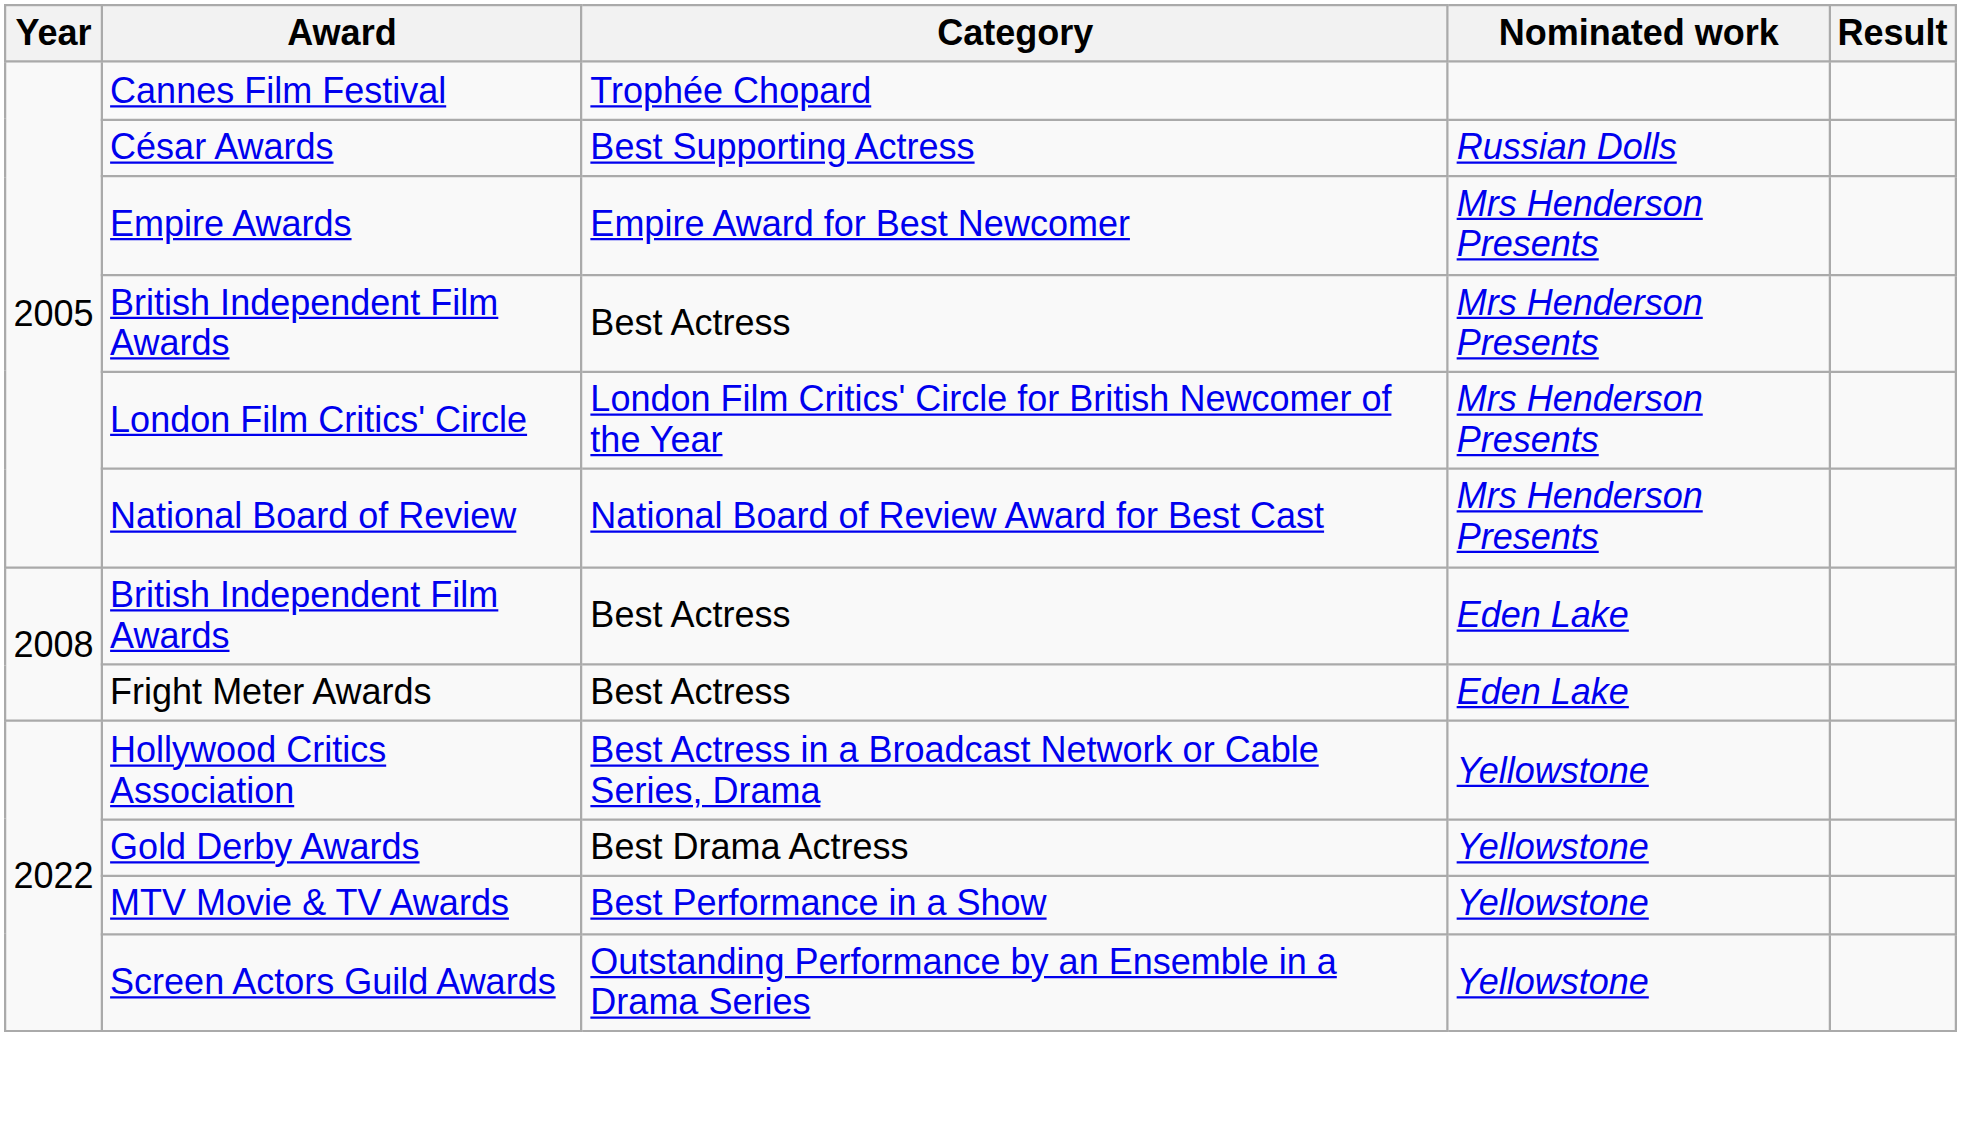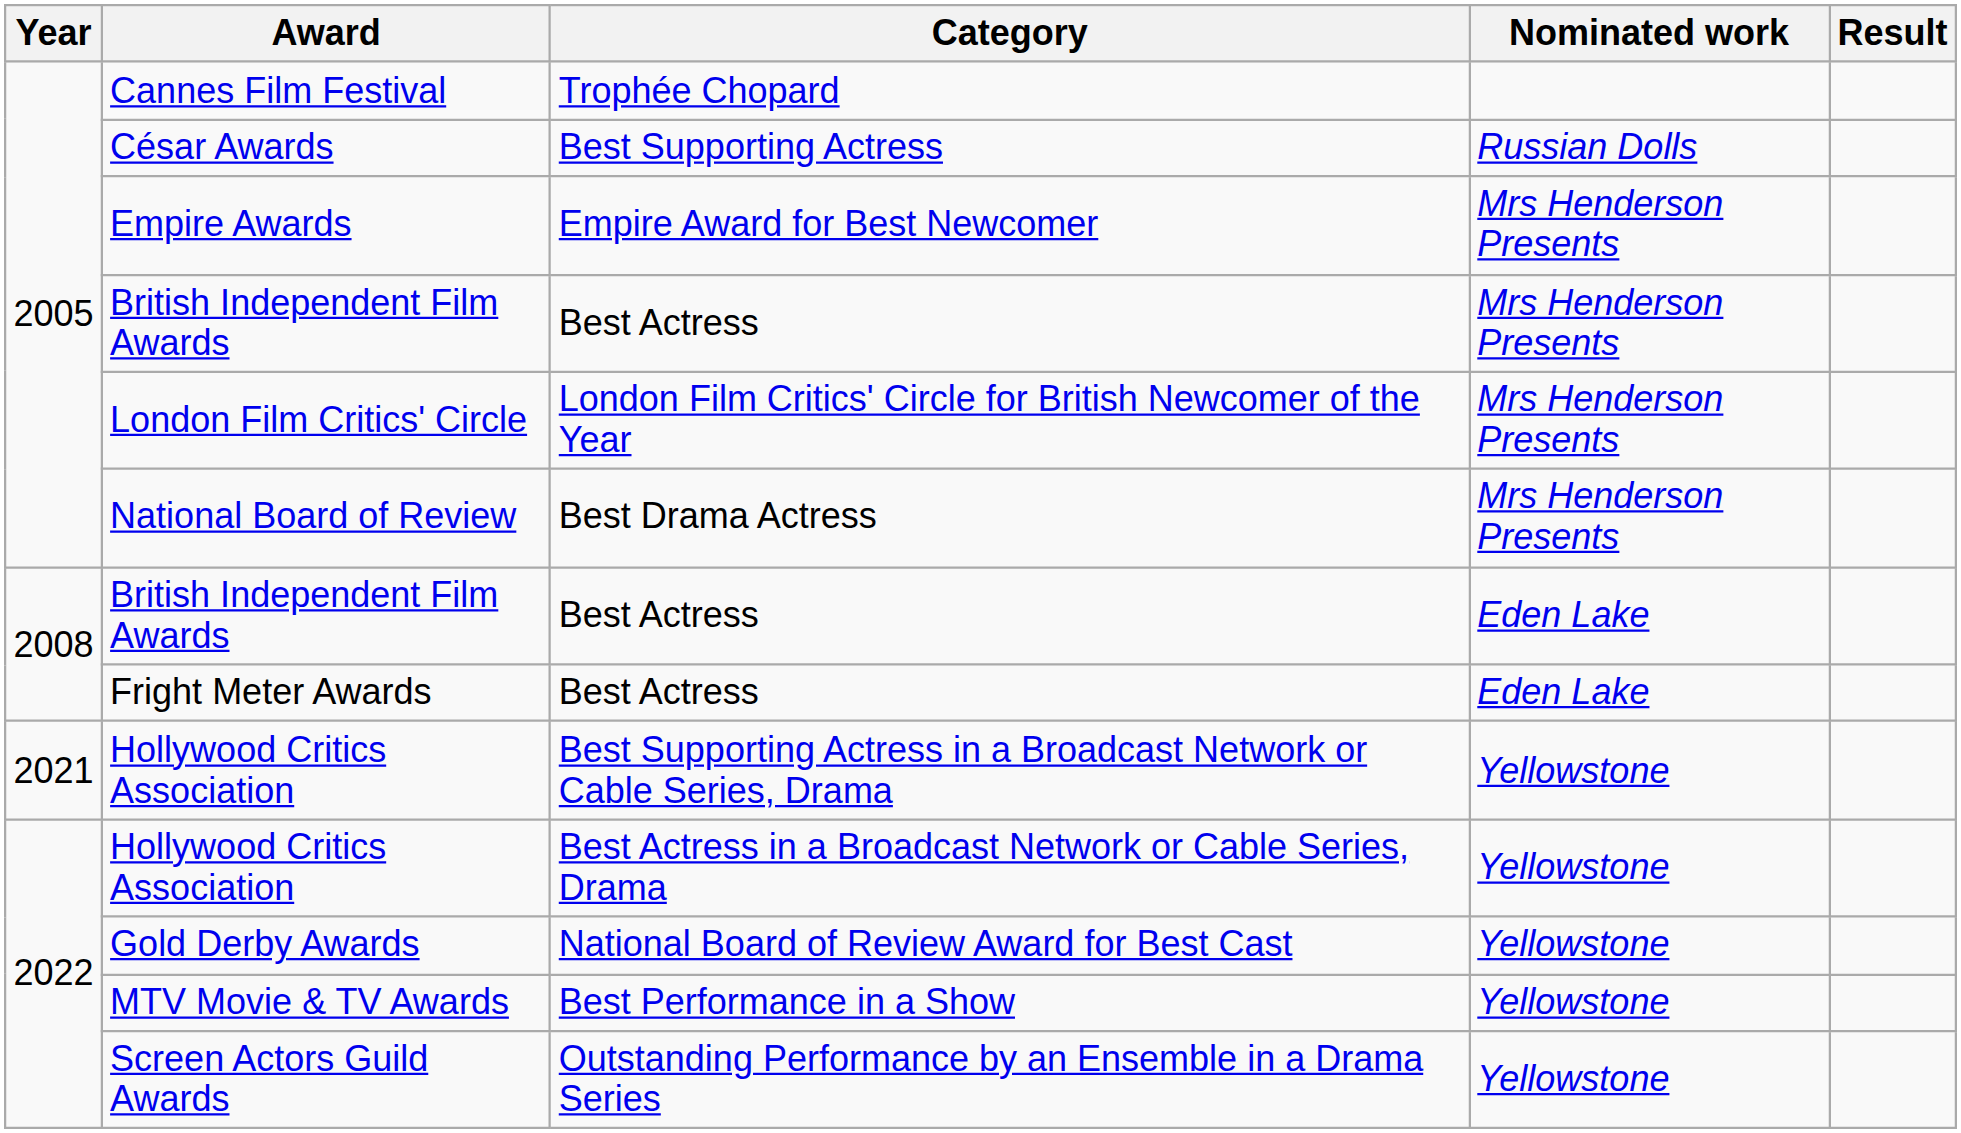(957, 517) National Board of Review Award for Best Cast -> (718, 517) Best Drama Actress
+ row: (53, 769)
(749, 846) Best Drama Actress -> (926, 944) National Board of Review Award for Best Cast
